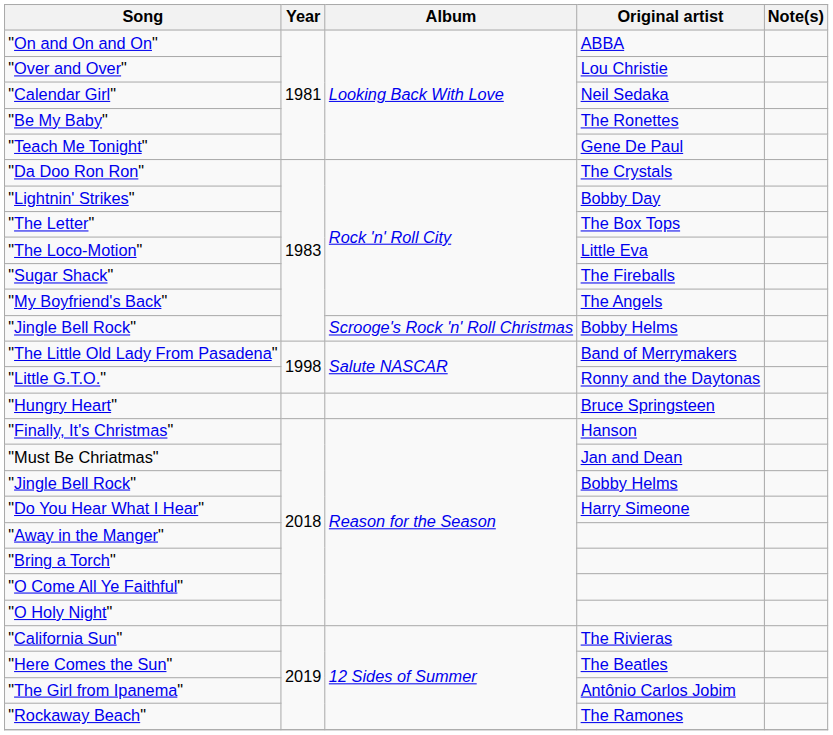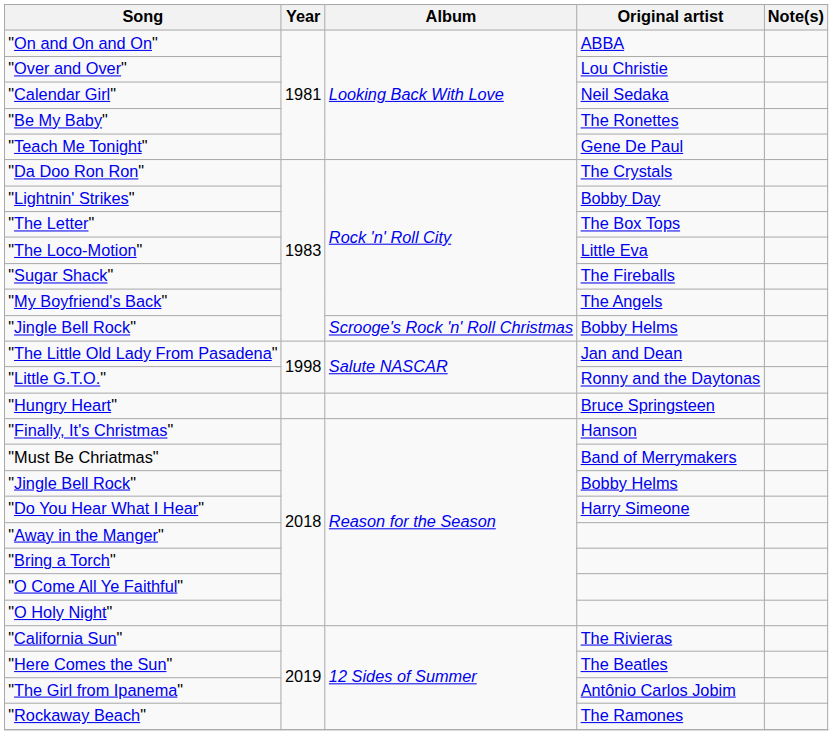(659, 353) Band of Merrymakers -> (631, 353) Jan and Dean
(631, 457) Jan and Dean -> (659, 457) Band of Merrymakers
